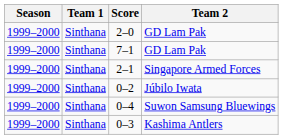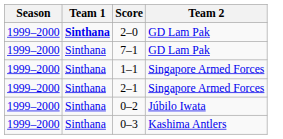(85, 32) normal -> (87, 32) bold
+ row: (129, 69)
- row: (125, 106)
